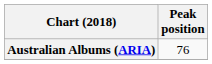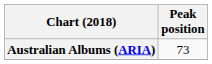(183, 49) 76 -> (183, 49) 73
